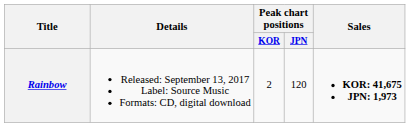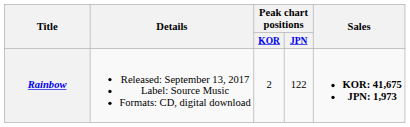(299, 85) 120 -> (299, 85) 122
